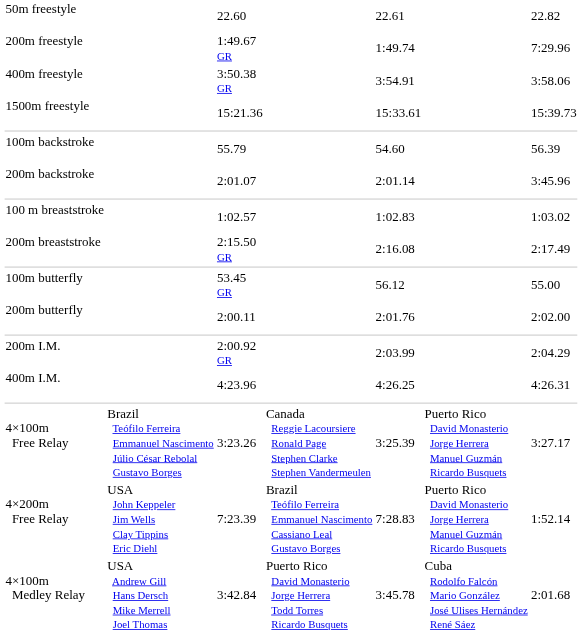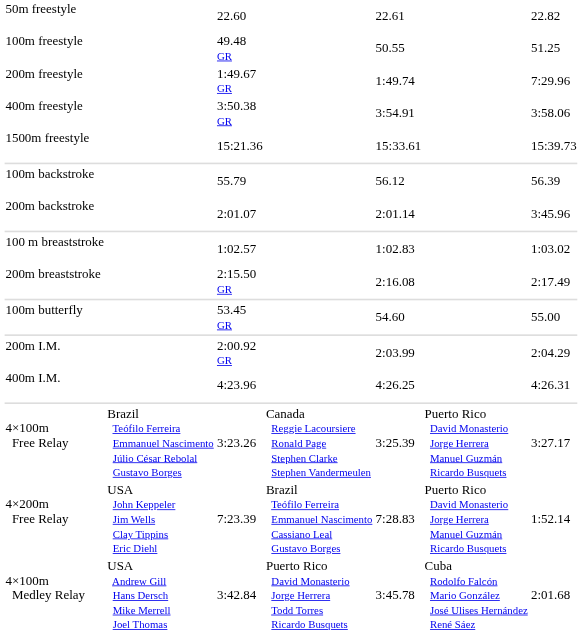+ row: (44, 48)
(390, 148) 54.60 -> (390, 181) 56.12
(390, 285) 56.12 -> (390, 317) 54.60
- row: (44, 317)
